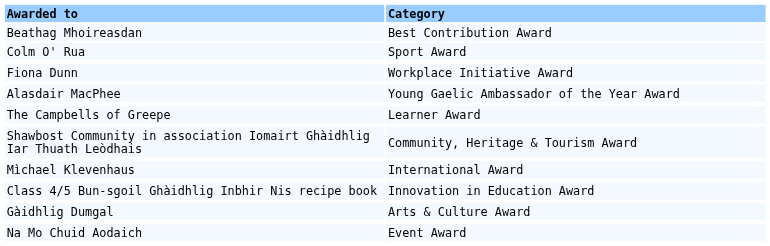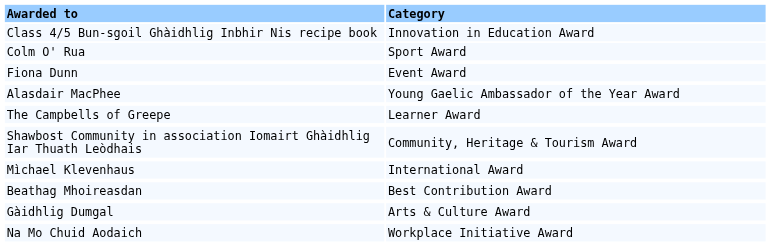rows swapped: (74, 33) <-> (192, 191)
(481, 73) Workplace Initiative Award -> (427, 73) Event Award
(427, 233) Event Award -> (481, 233) Workplace Initiative Award
